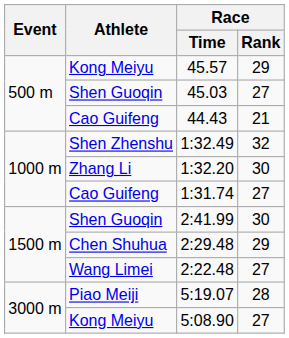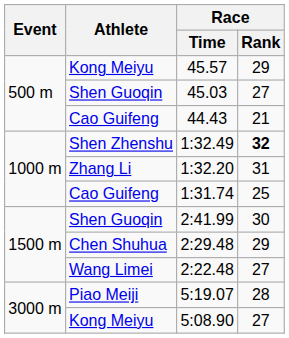(261, 144) normal -> (261, 144) bold
(261, 169) 30 -> (261, 169) 31
(261, 194) 27 -> (261, 194) 25
